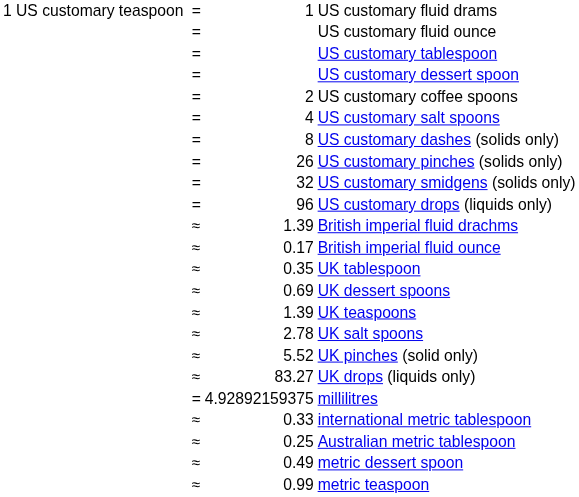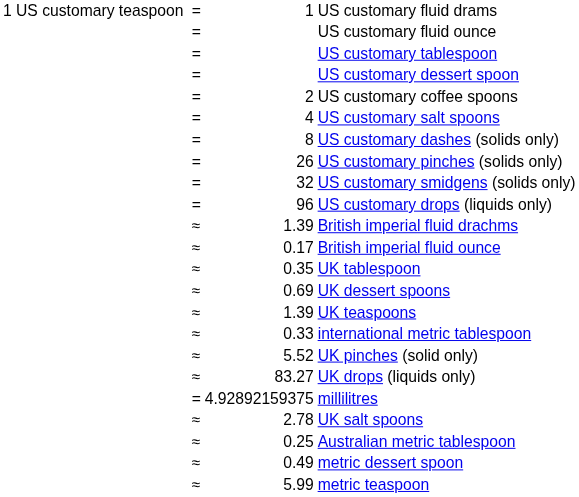rows swapped: (370, 334) <-> (424, 420)
(298, 485) 0.99 -> (298, 485) 5.99
